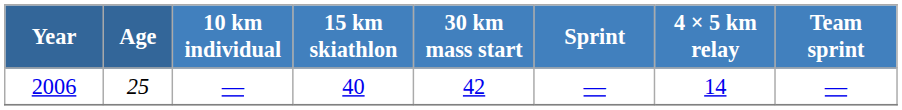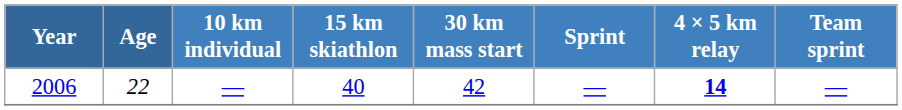(138, 86) 25 -> (138, 86) 22
(715, 86) normal -> (715, 86) bold
